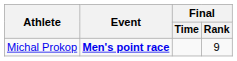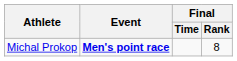(217, 48) 9 -> (217, 48) 8
